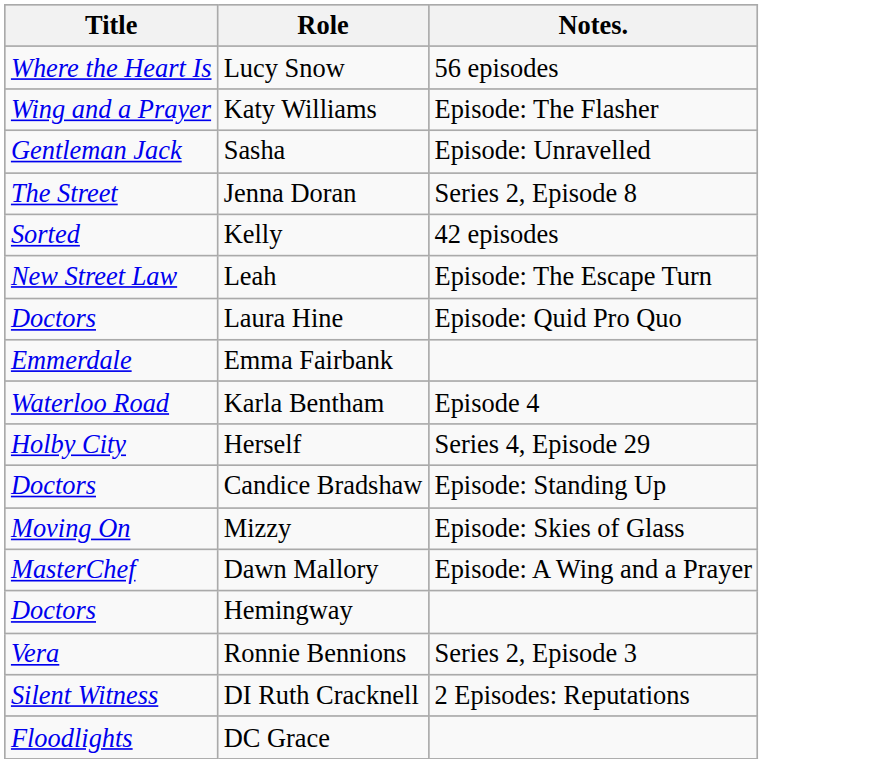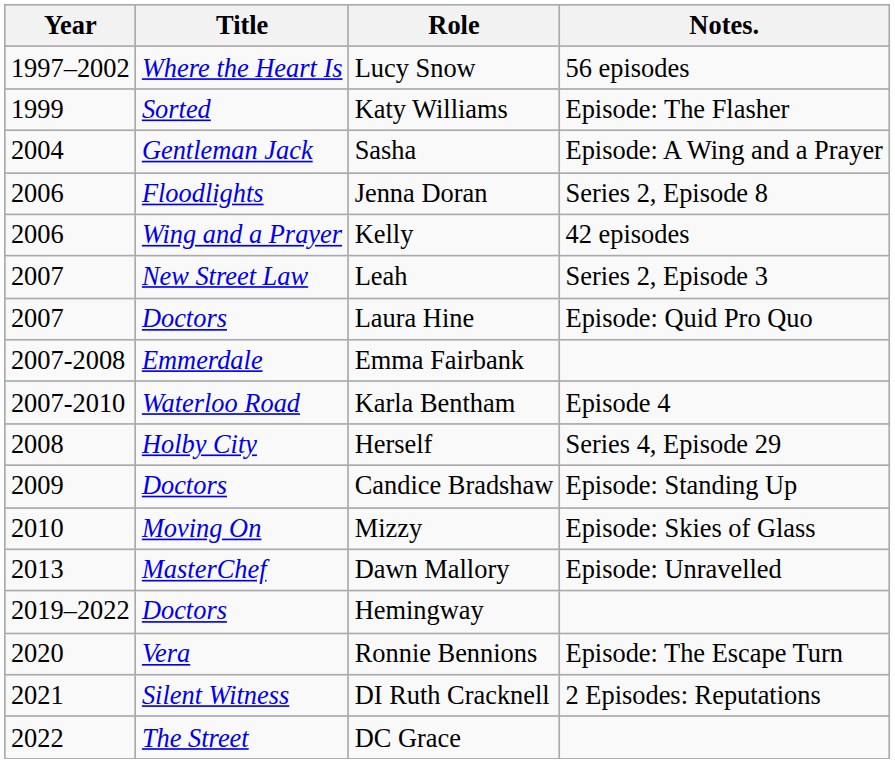+ column: (70, 25)
(111, 109) Wing and a Prayer -> (176, 109) Sorted
(543, 151) Episode: Unravelled -> (724, 151) Episode: A Wing and a Prayer
(64, 192) The Street -> (203, 192) Floodlights
(45, 234) Sorted -> (242, 234) Wing and a Prayer
(573, 276) Episode: The Escape Turn -> (667, 276) Series 2, Episode 3
(593, 569) Episode: A Wing and a Prayer -> (674, 569) Episode: Unravelled
(536, 653) Series 2, Episode 3 -> (704, 653) Episode: The Escape Turn
(72, 737) Floodlights -> (195, 737) The Street
